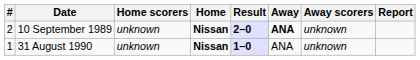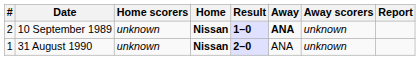(242, 30) 2–0 -> (242, 30) 1–0
(242, 47) 1–0 -> (242, 47) 2–0
